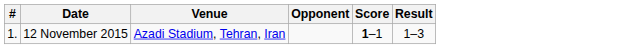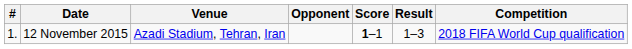+ column: (531, 14)
